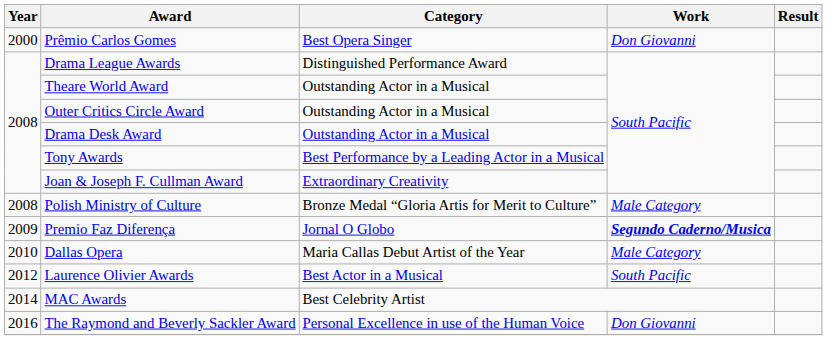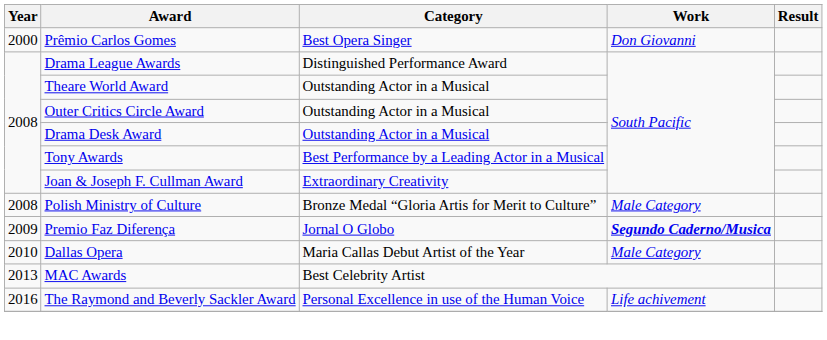- row: (119, 275)
(23, 299) 2014 -> (23, 275) 2013
(653, 323) Don Giovanni -> (658, 299) Life achivement
